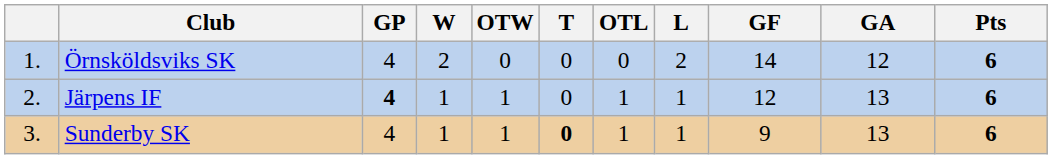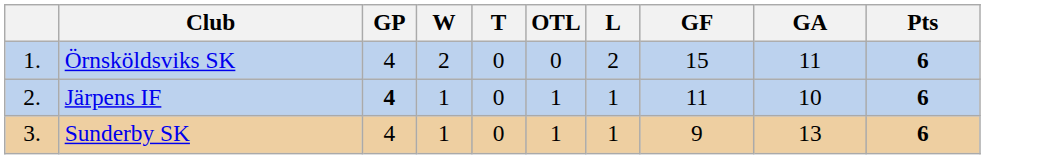- column: (505, 23)
(765, 60) 14 -> (697, 60) 15
(878, 60) 12 -> (810, 60) 11
(765, 97) 12 -> (697, 97) 11
(878, 97) 13 -> (810, 97) 10
(566, 134) bold -> (498, 134) normal
